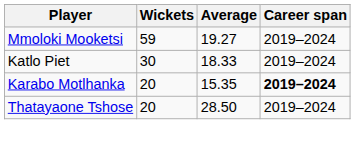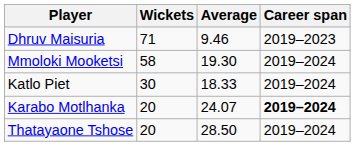+ row: (56, 38)
(148, 38) 59 -> (148, 61) 58
(219, 38) 19.27 -> (219, 61) 19.30
(219, 84) 15.35 -> (219, 107) 24.07
